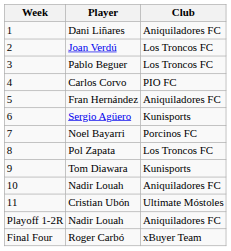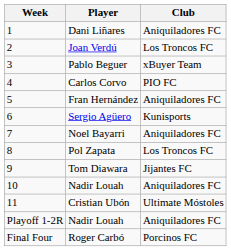(178, 64) Los Troncos FC -> (172, 64) xBuyer Team
(170, 133) Porcinos FC -> (182, 133) Aniquiladores FC
(167, 168) Kunisports -> (167, 168) Jijantes FC
(172, 237) xBuyer Team -> (170, 237) Porcinos FC
